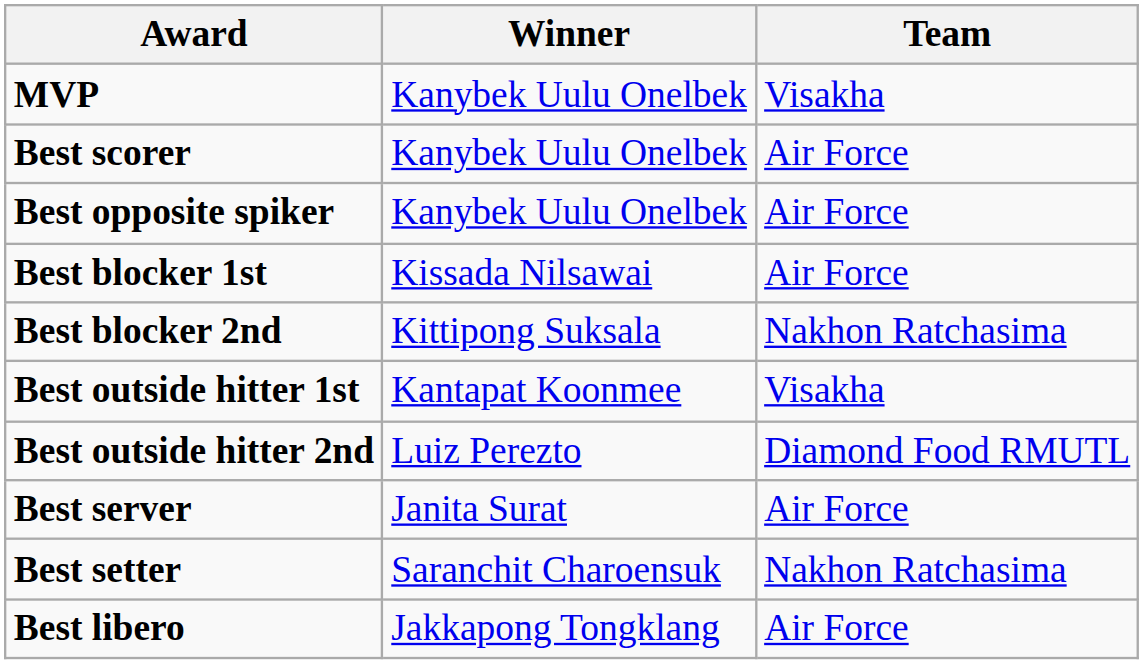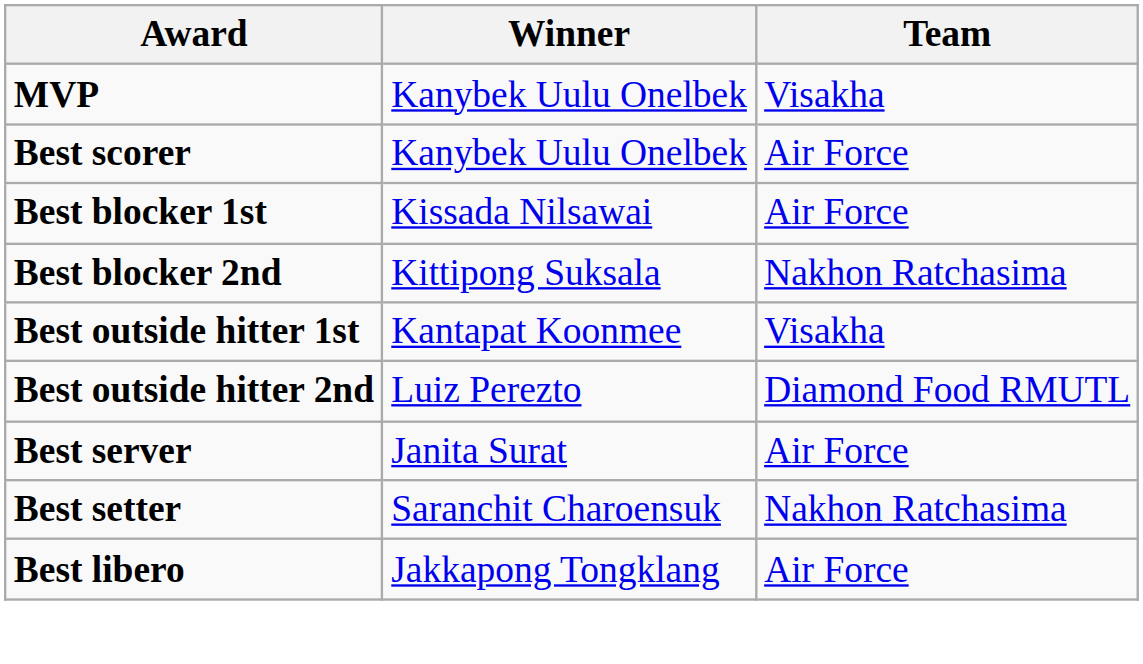- row: (174, 212)
